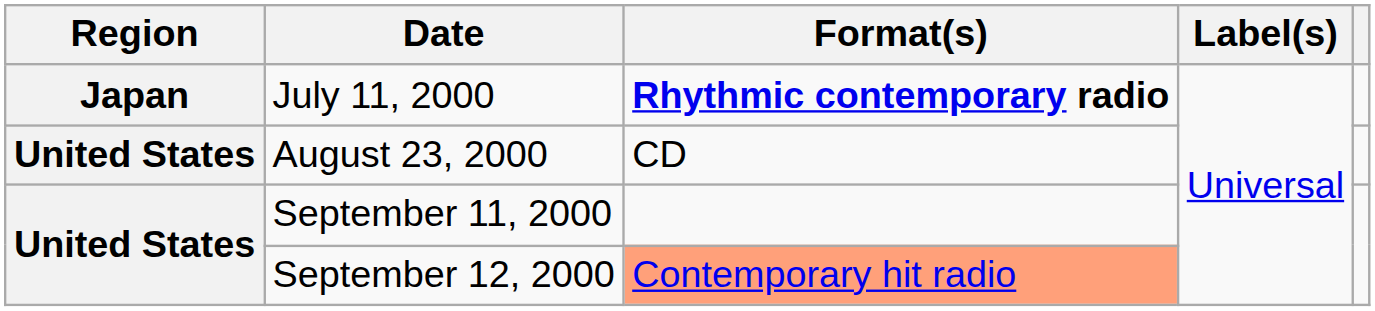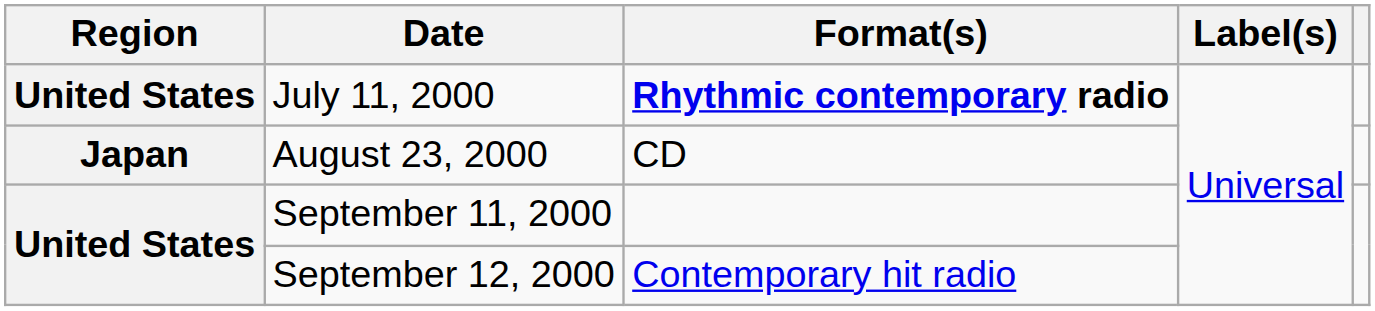(135, 94) Japan -> (135, 94) United States
(135, 154) United States -> (135, 154) Japan
(824, 273) lightsalmon background -> (824, 273) no background
